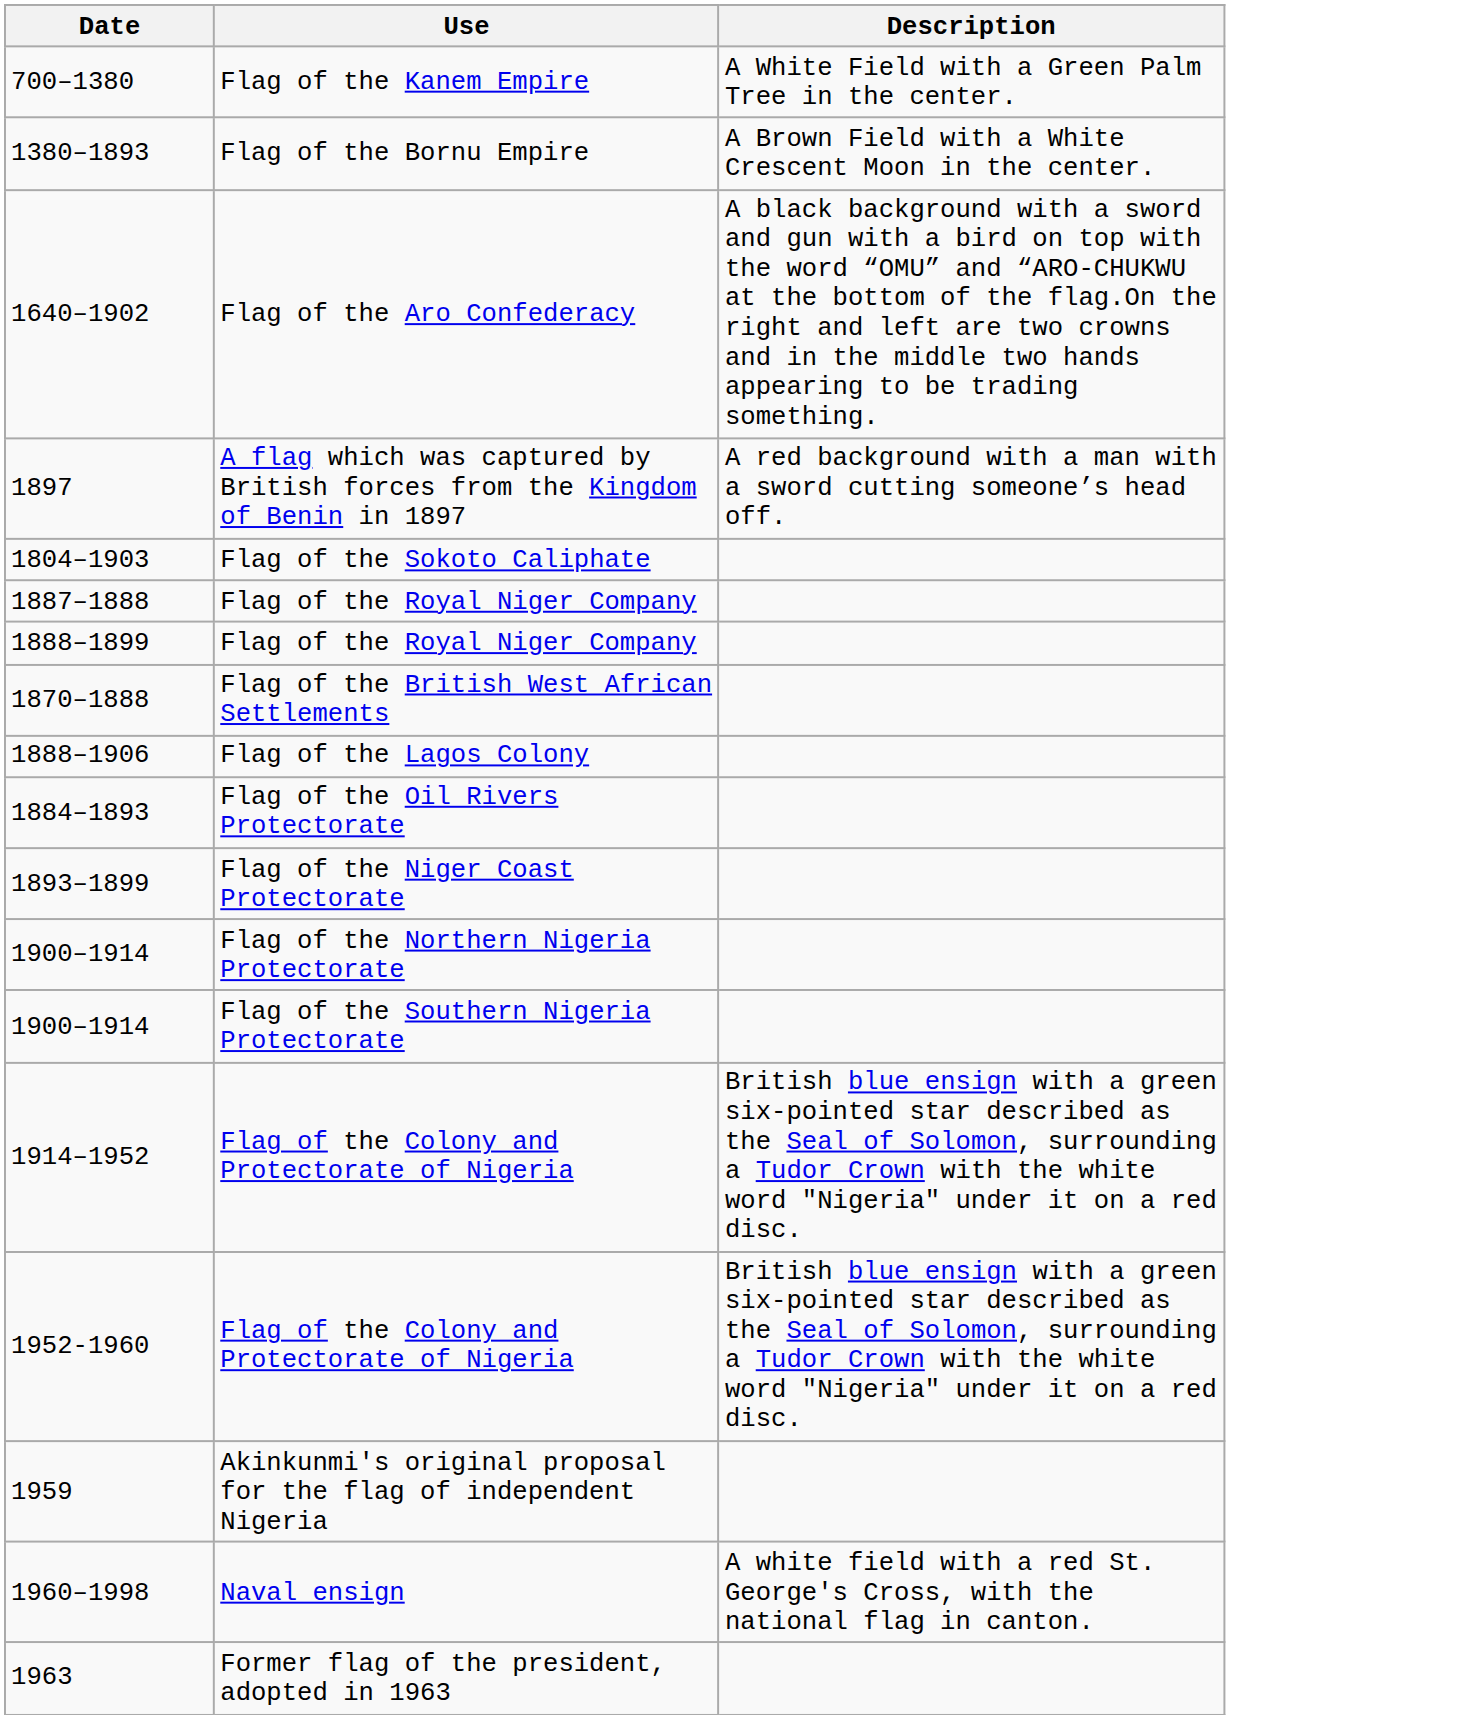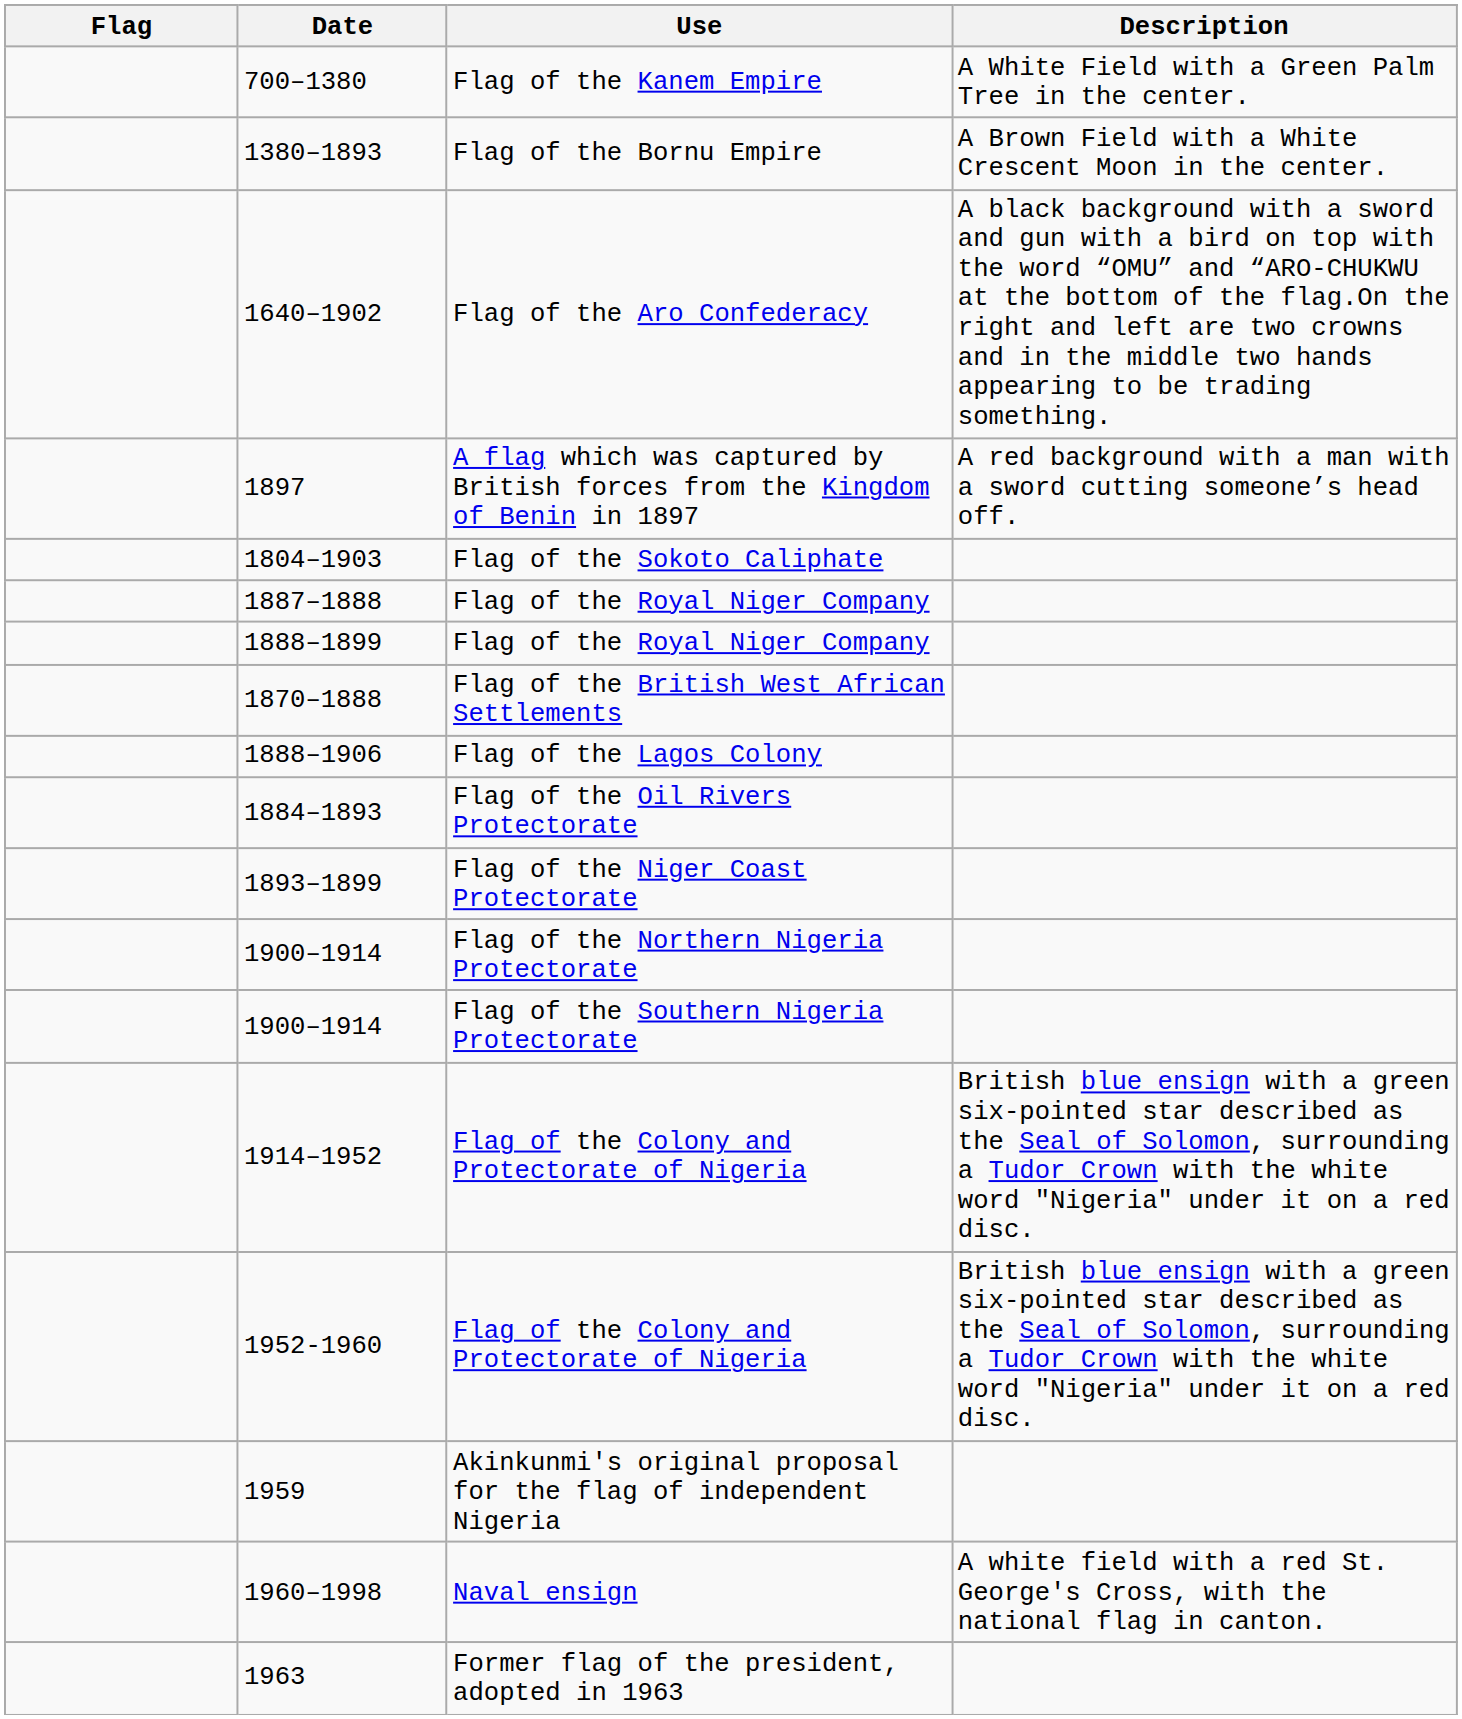+ column: (121, 26)
